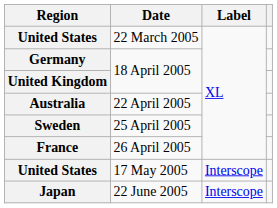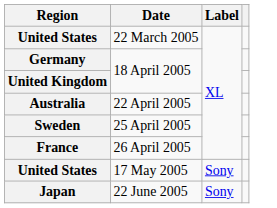(234, 170) Interscope -> (219, 170) Sony
(234, 192) Interscope -> (219, 192) Sony
